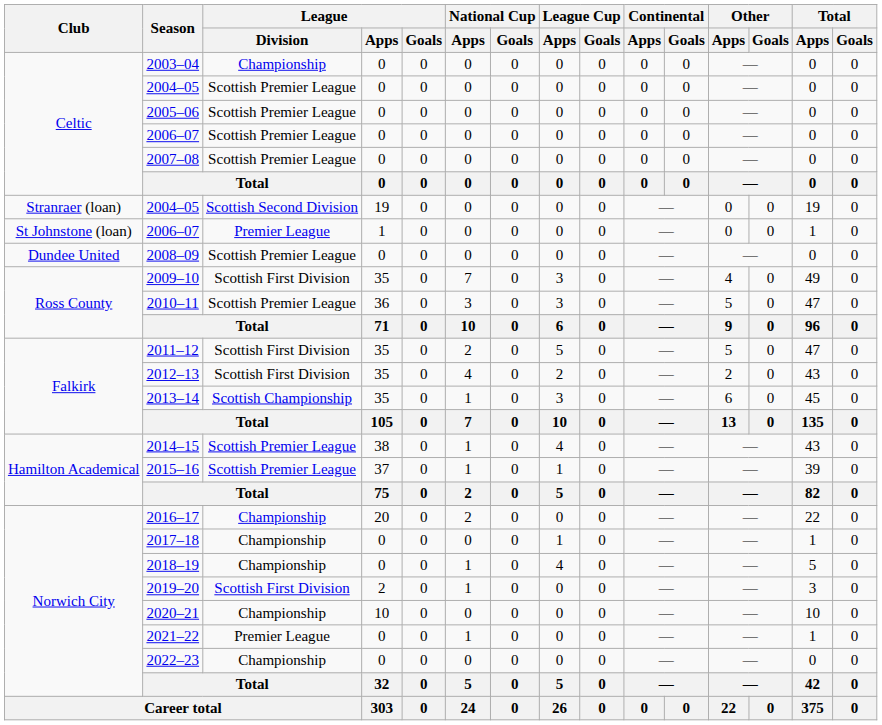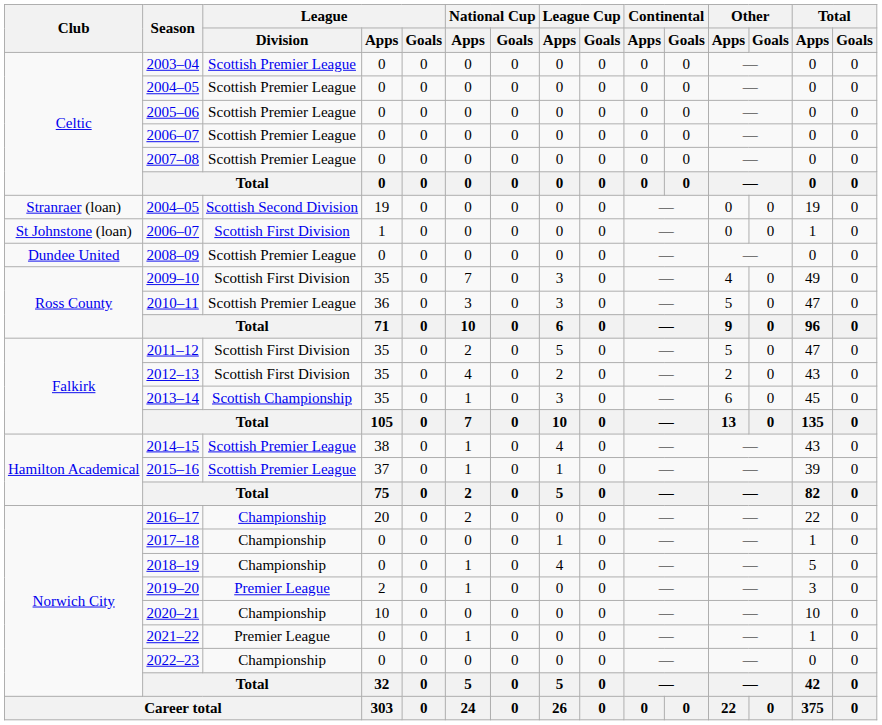(282, 64) Championship -> (282, 64) Scottish Premier League
(282, 231) Premier League -> (282, 231) Scottish First Division
(282, 588) Scottish First Division -> (282, 588) Premier League
